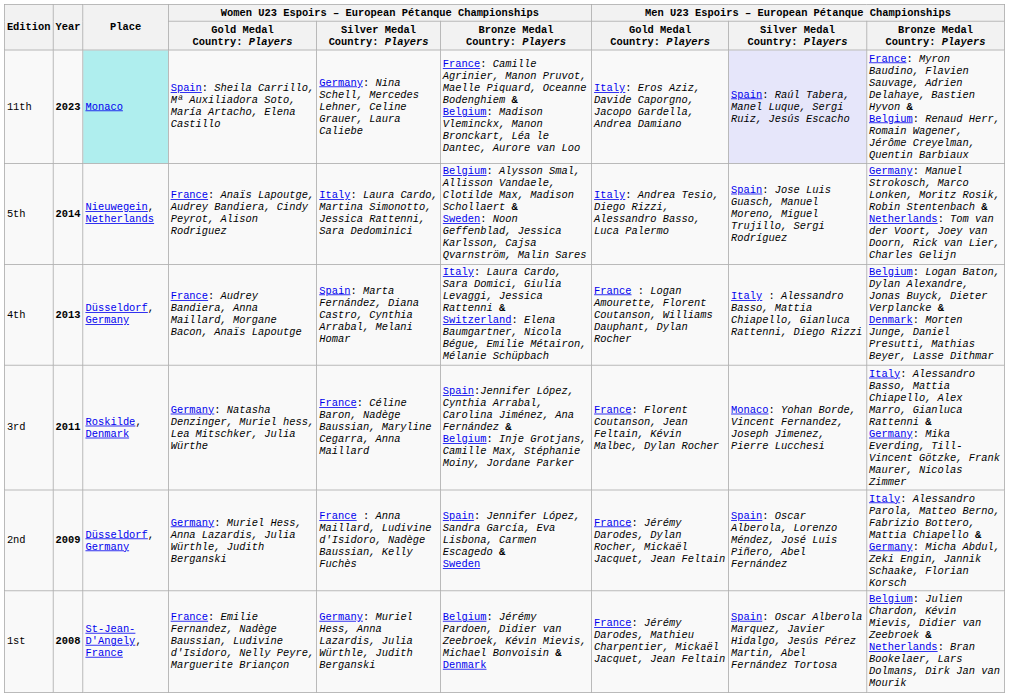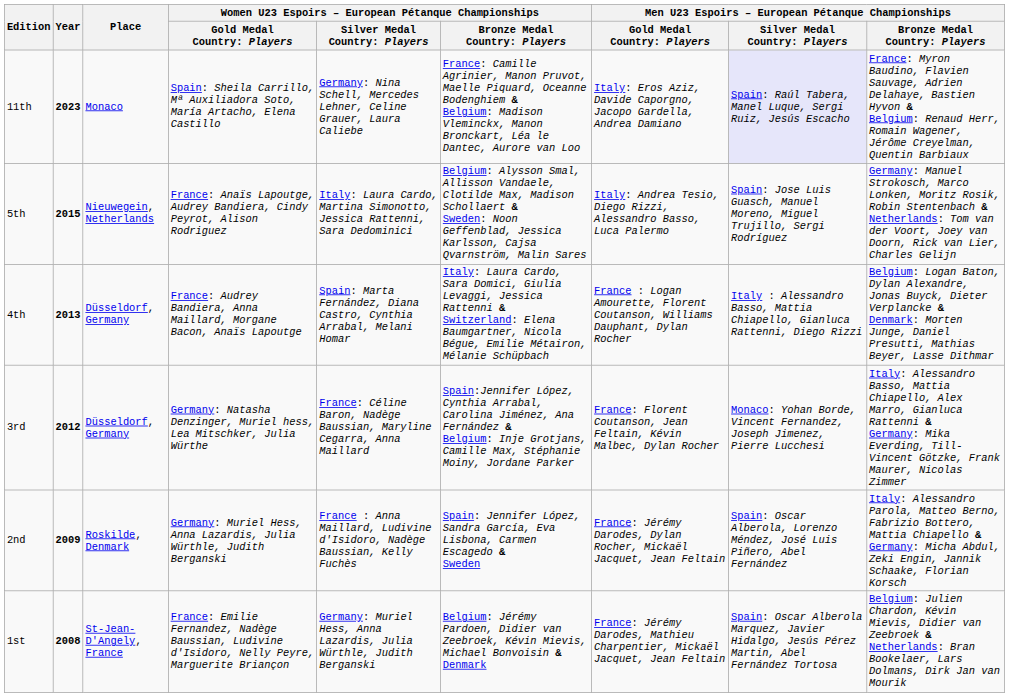(104, 107) paleturquoise background -> (104, 107) no background
(68, 214) 2014 -> (68, 214) 2015
(68, 428) 2011 -> (68, 428) 2012
(114, 428) Roskilde, Denmark -> (120, 428) Düsseldorf, Germany
(120, 541) Düsseldorf, Germany -> (114, 541) Roskilde, Denmark
